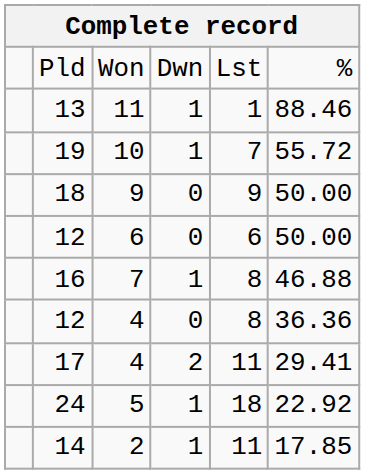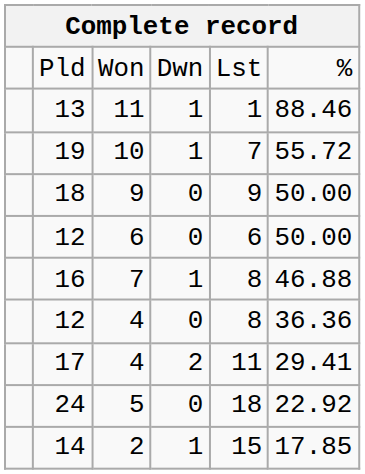(196, 406) 1 -> (196, 406) 0
(247, 448) 11 -> (247, 448) 15
